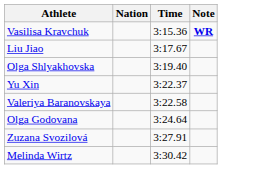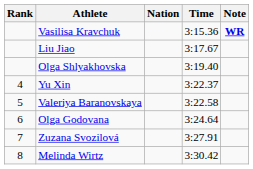+ column: (20, 13)
